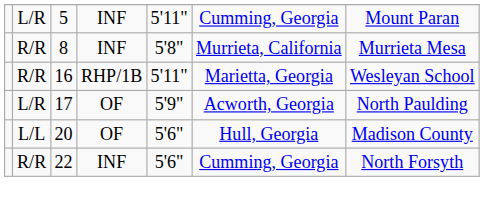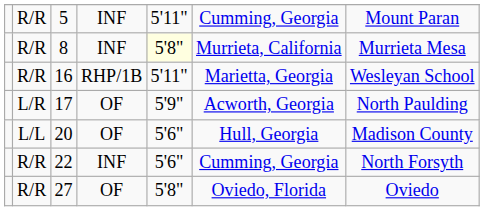(32, 18) L/R -> (32, 18) R/R
(169, 47) no background -> (169, 47) lightyellow background
+ row: (64, 190)
